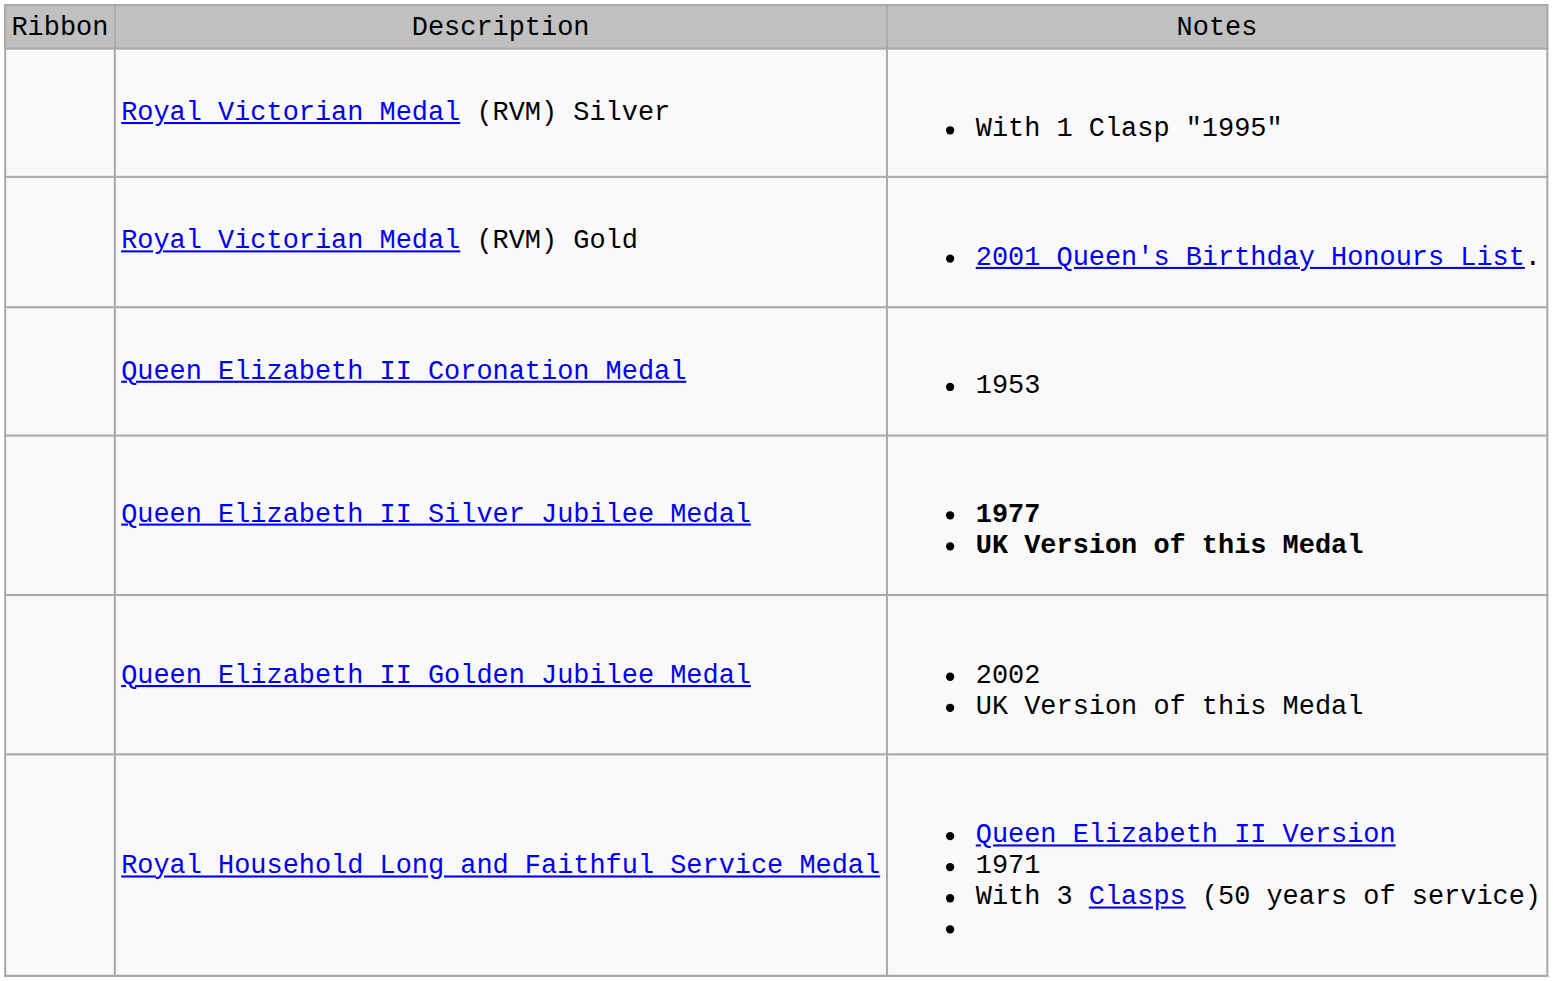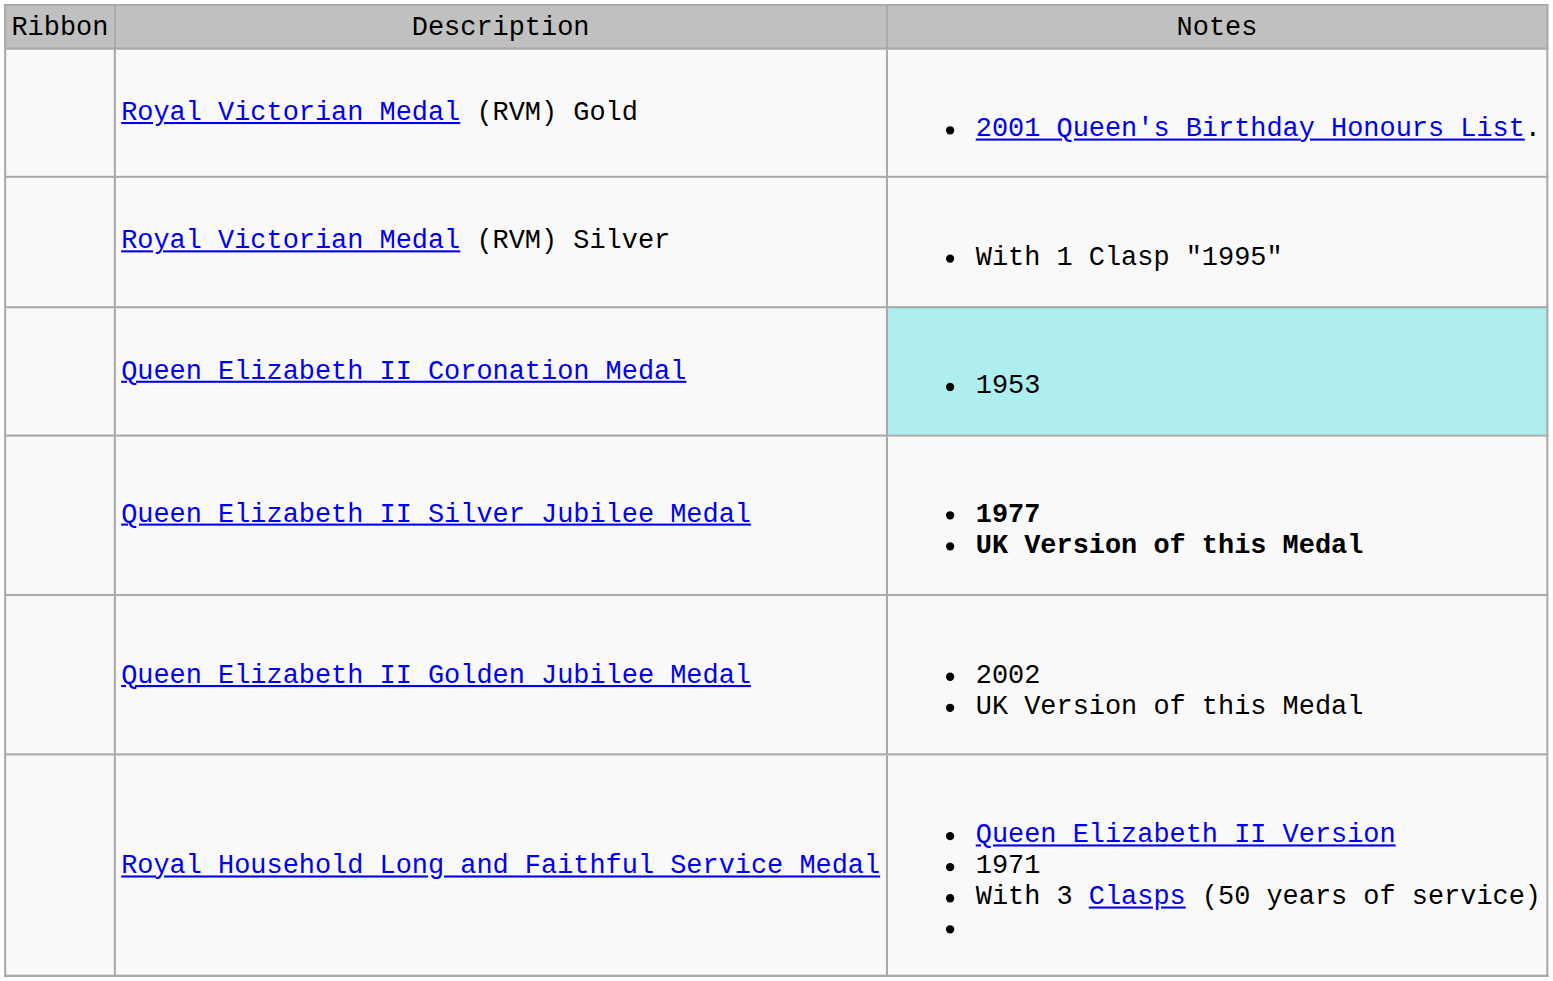rows swapped: (380, 242) <-> (396, 113)
(1217, 386) no background -> (1217, 386) paleturquoise background
